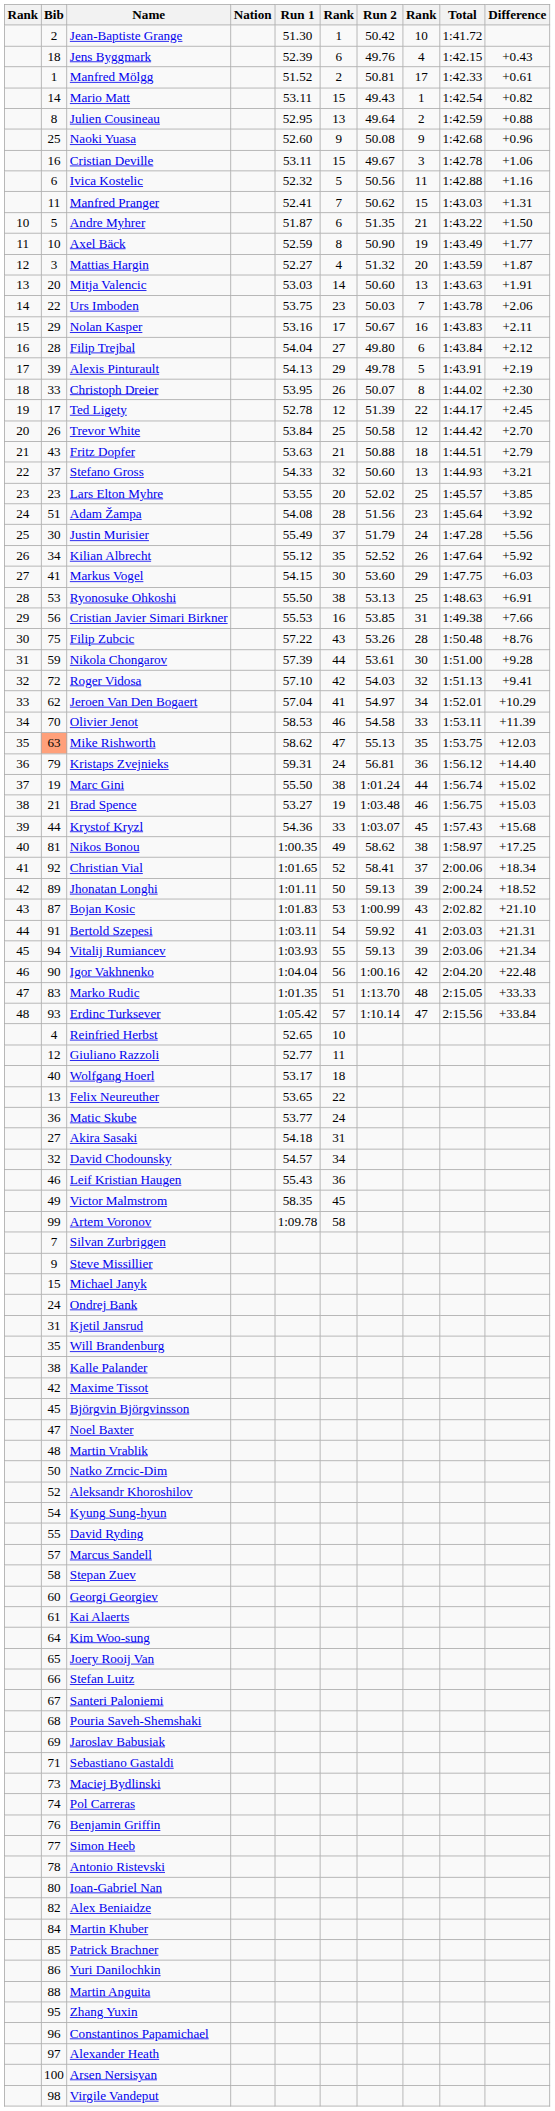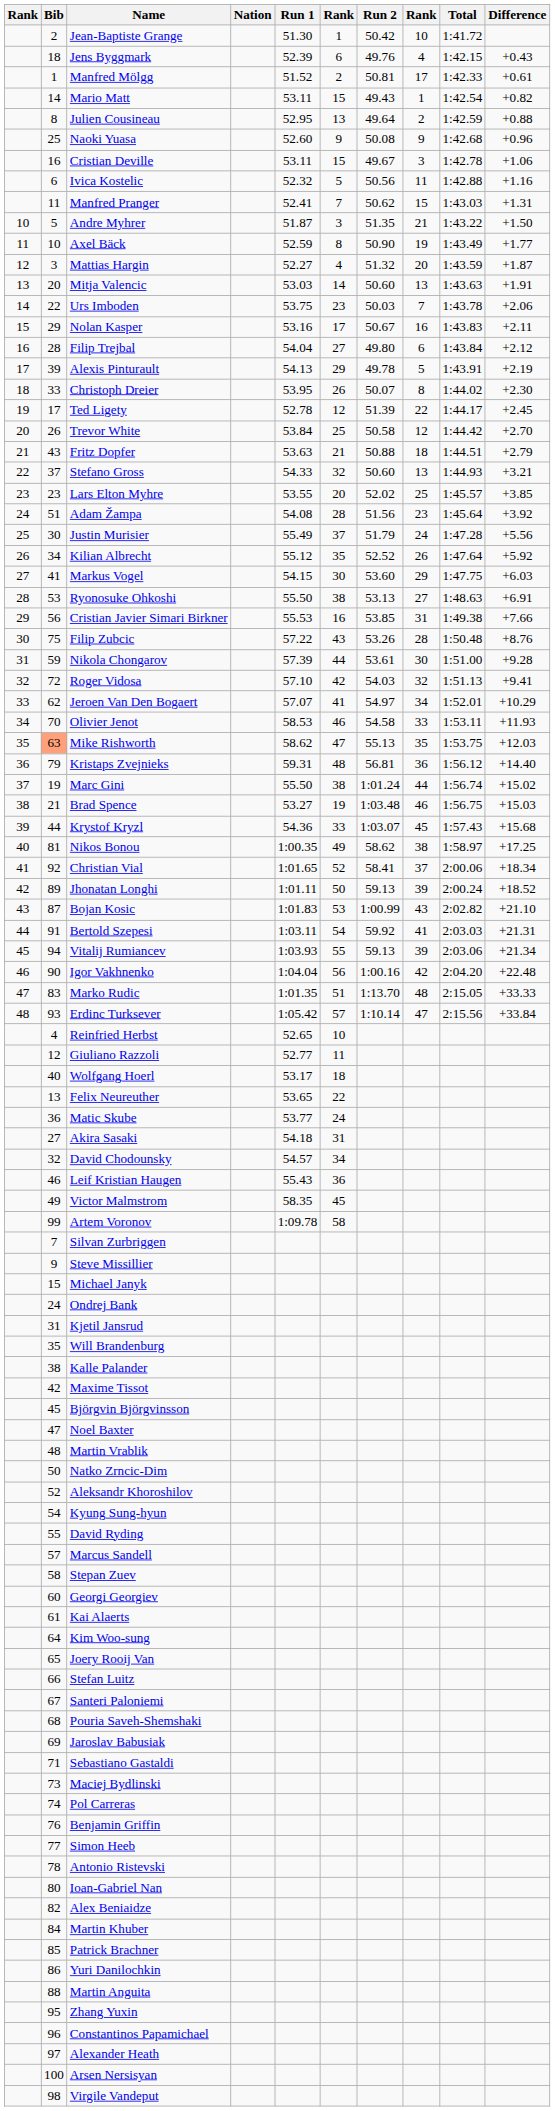(339, 222) 6 -> (339, 222) 3
(421, 597) 25 -> (421, 597) 27
(297, 701) 57.04 -> (297, 701) 57.07
(517, 722) +11.39 -> (517, 722) +11.93
(339, 763) 24 -> (339, 763) 48
